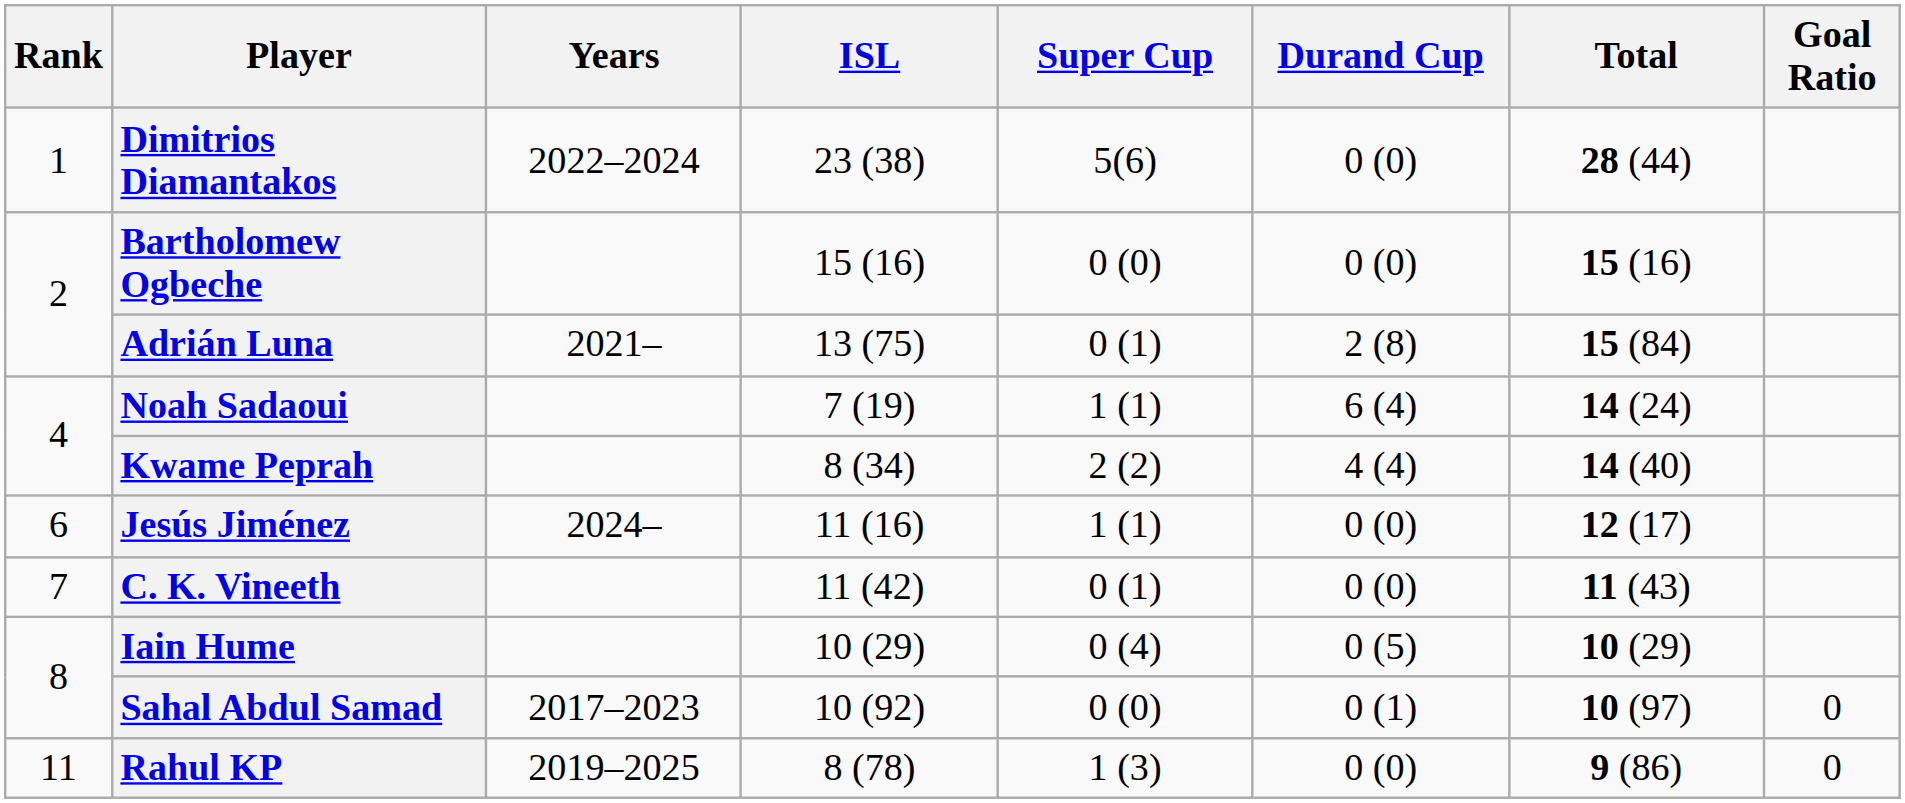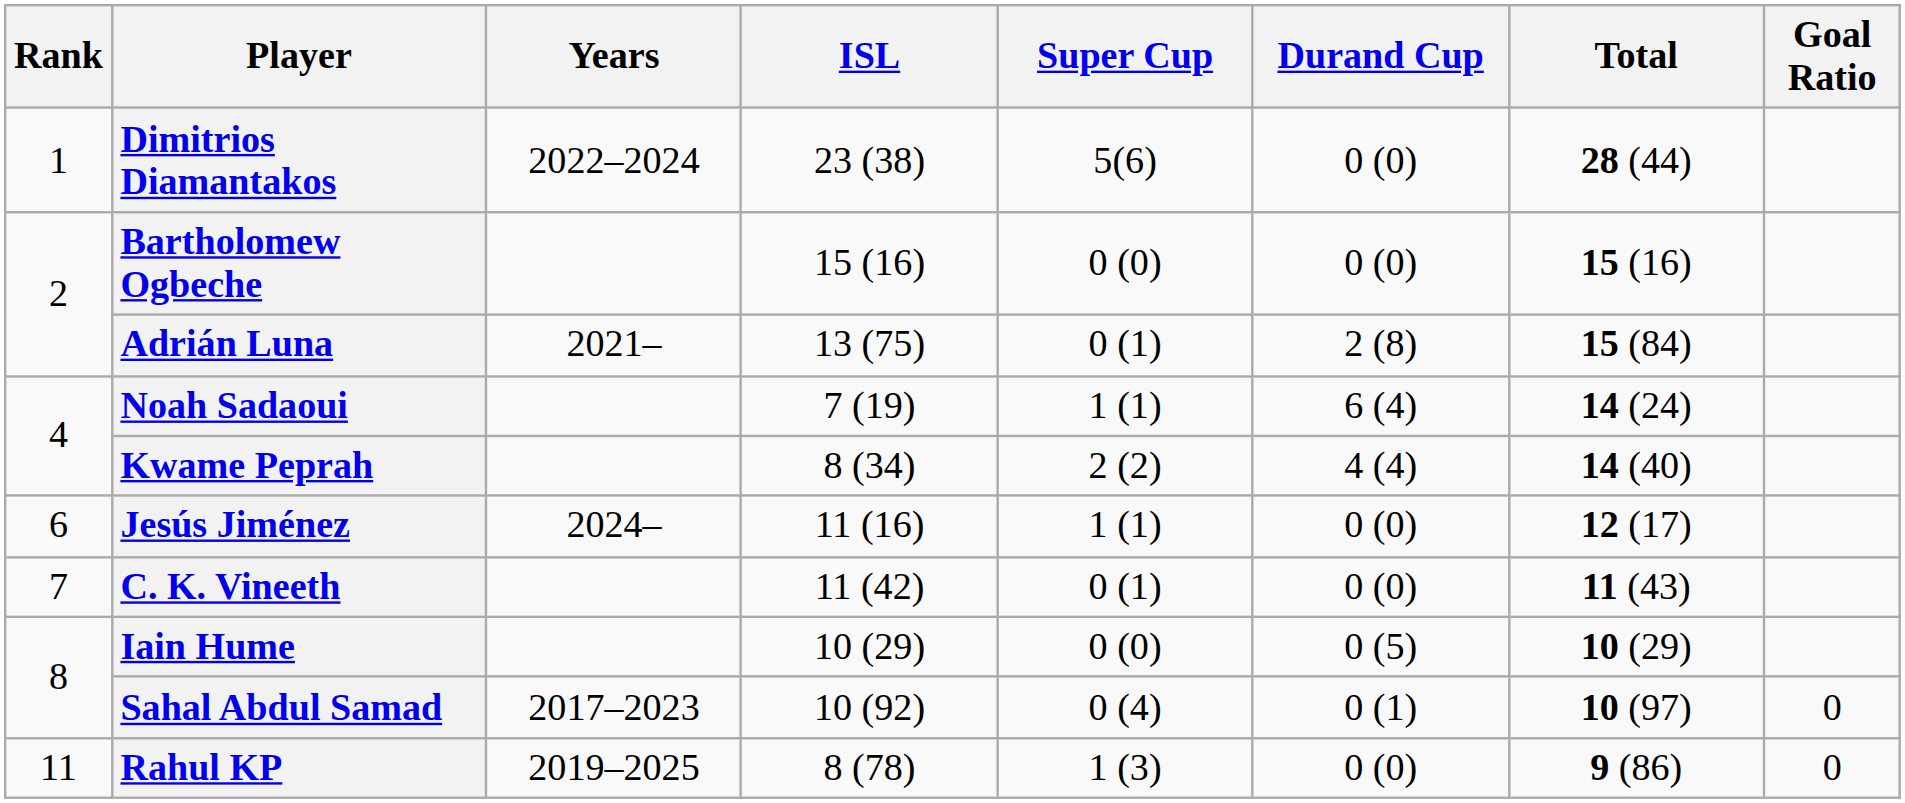(1125, 646) 0 (4) -> (1125, 646) 0 (0)
(1125, 706) 0 (0) -> (1125, 706) 0 (4)
